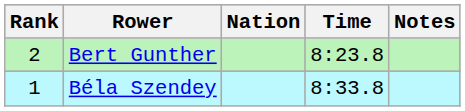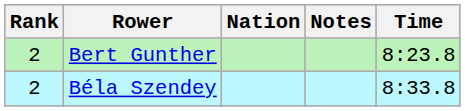columns swapped: (347, 22) <-> (425, 22)
(34, 88) 1 -> (34, 88) 2
